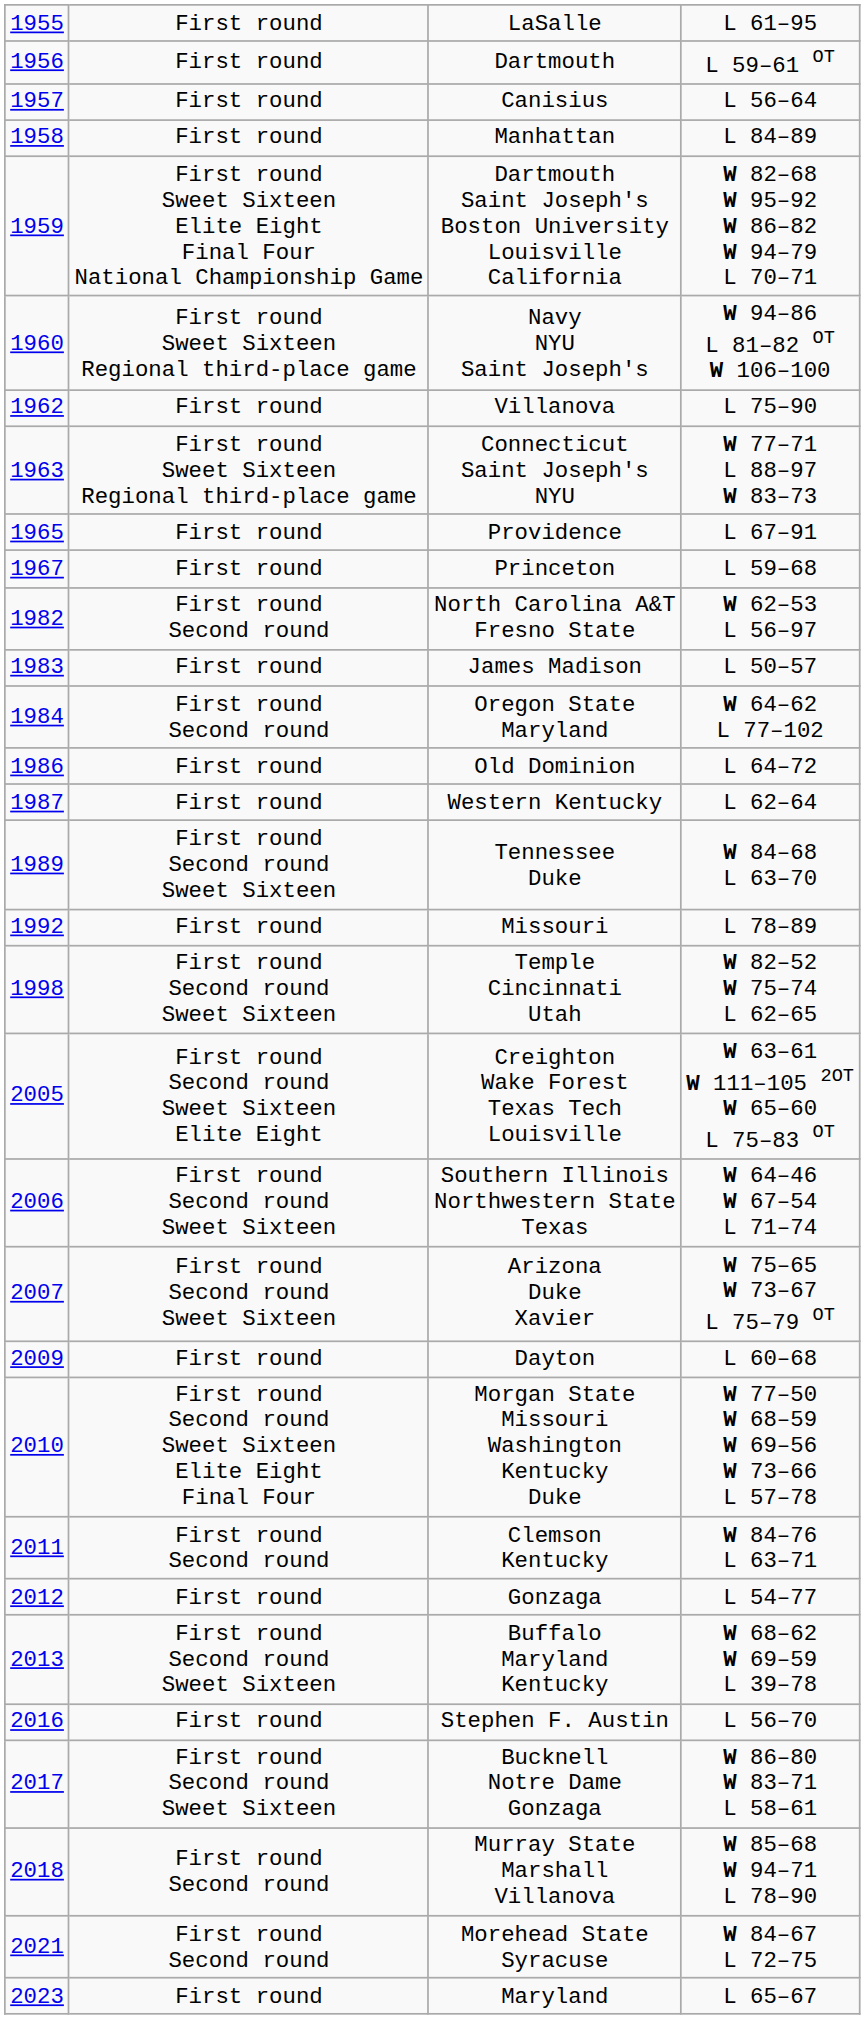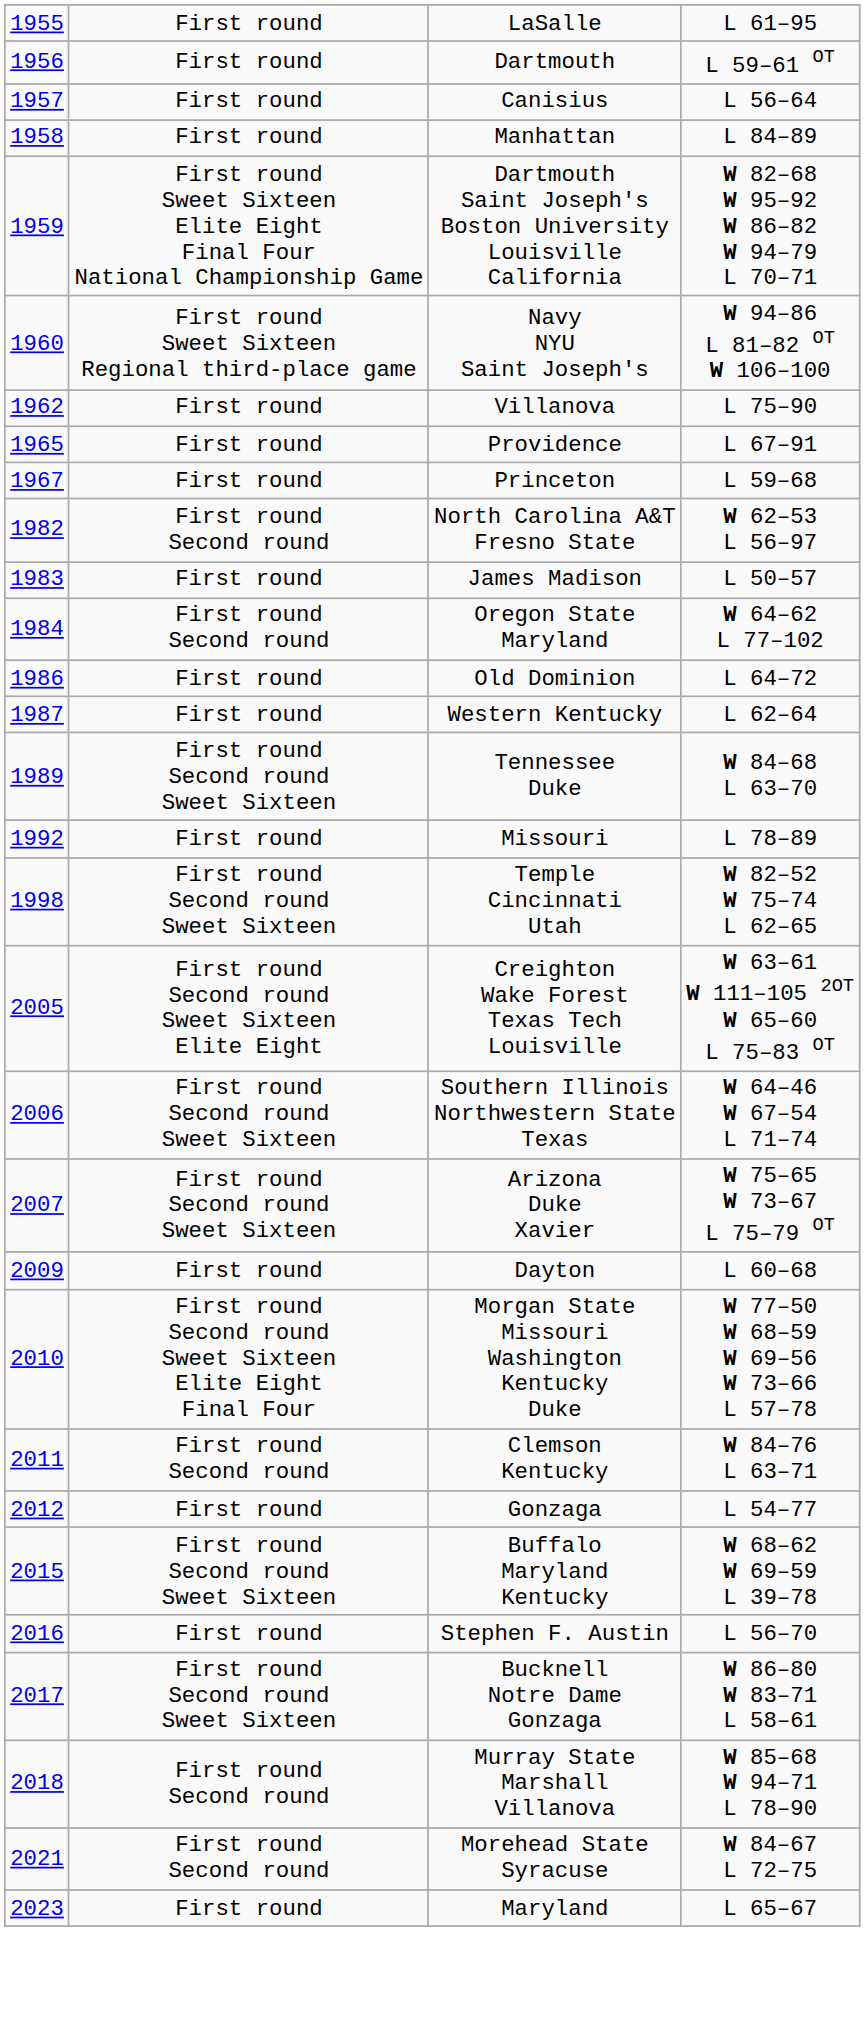- row: (555, 470)
(37, 1659) 2013 -> (37, 1571) 2015
